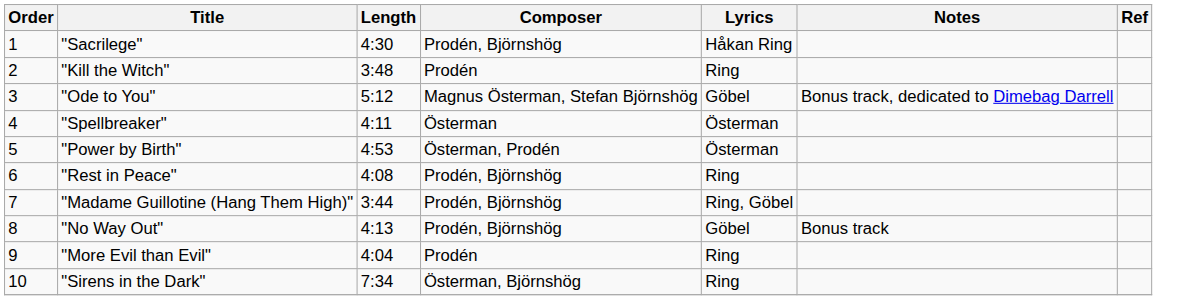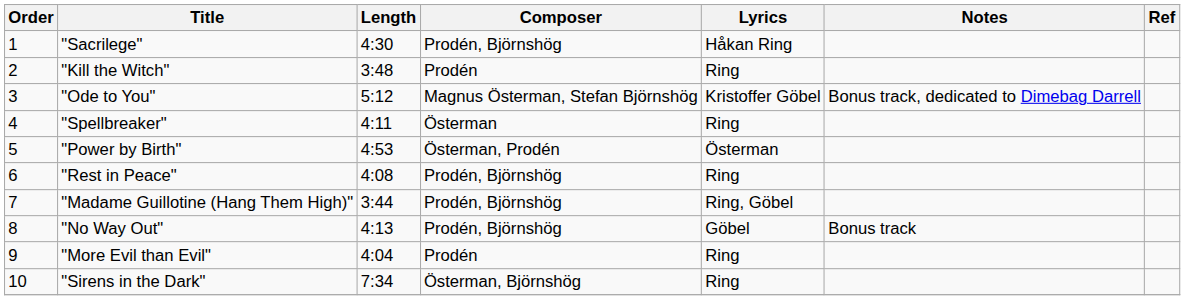(728, 96) Göbel -> (763, 96) Kristoffer Göbel
(742, 123) Österman -> (722, 123) Ring
